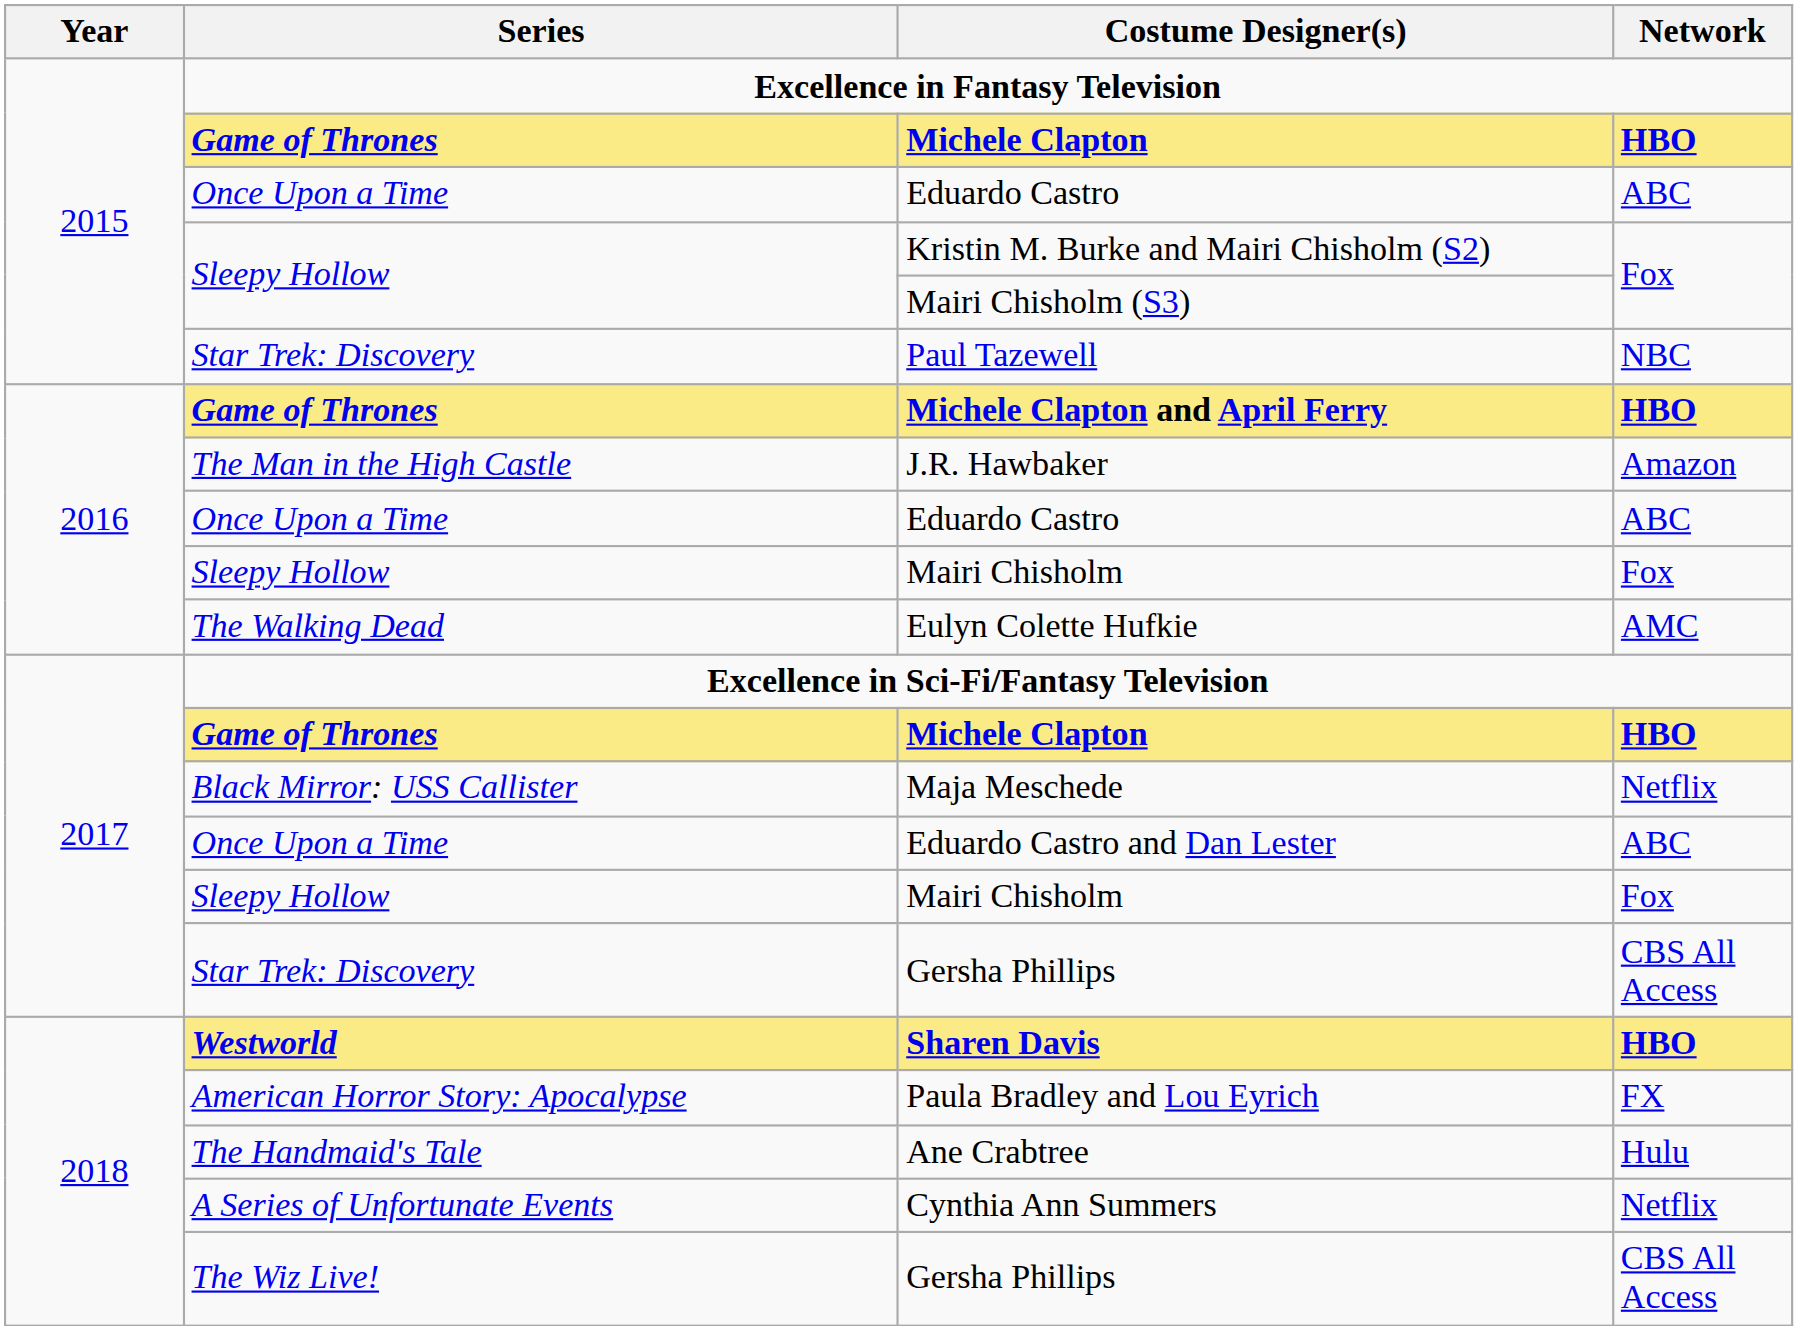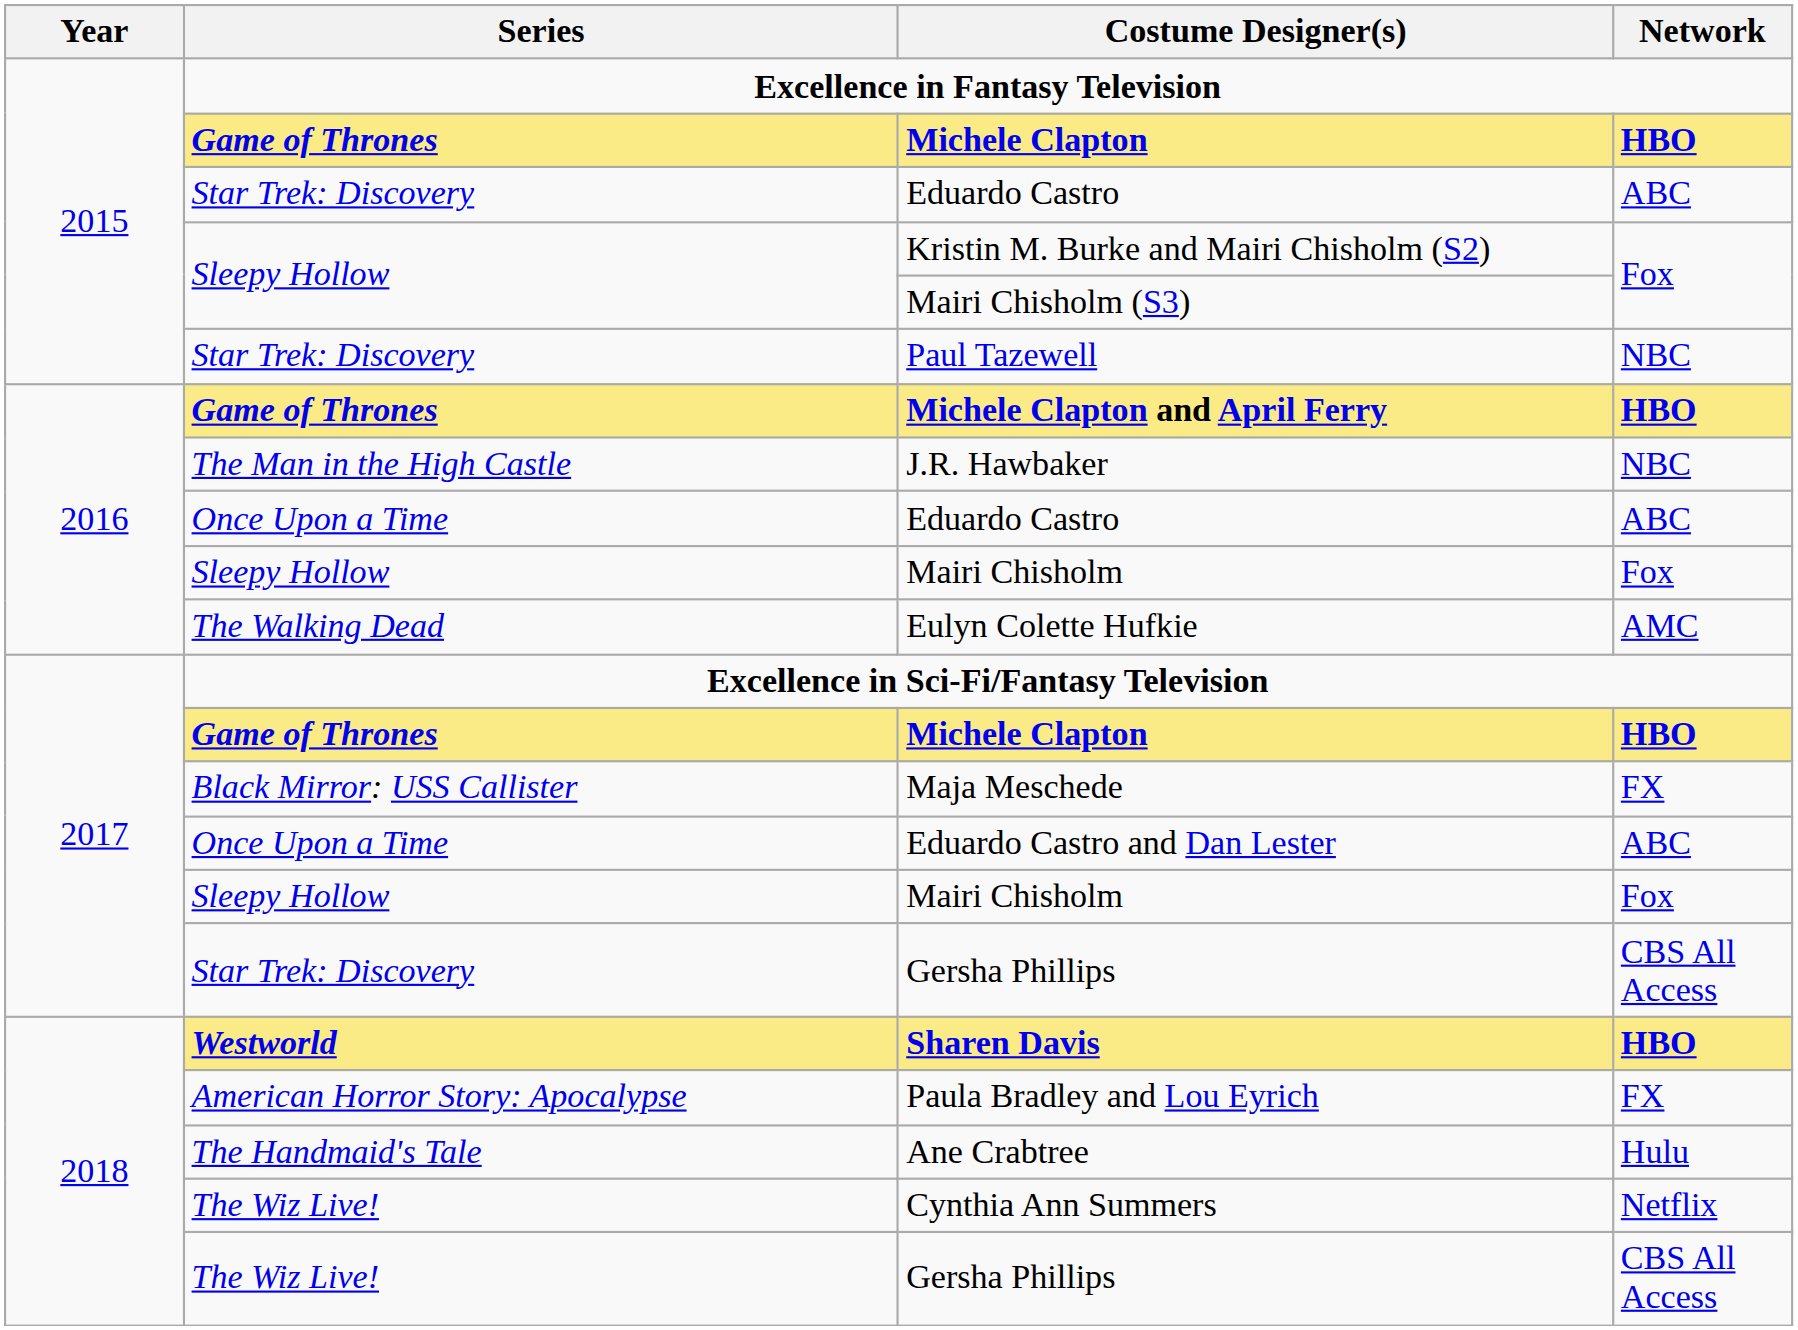(320, 193) Once Upon a Time -> (333, 193) Star Trek: Discovery
(1679, 463) Amazon -> (1656, 463) NBC
(1669, 788) Netflix -> (1643, 788) FX
(402, 1204) A Series of Unfortunate Events -> (285, 1204) The Wiz Live!
